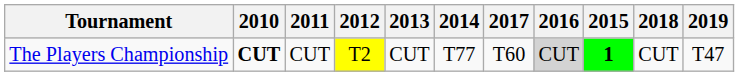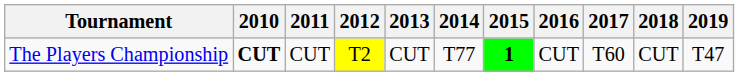columns swapped: (609, 21) <-> (509, 21)
(559, 54) lightgrey background -> (559, 54) no background
